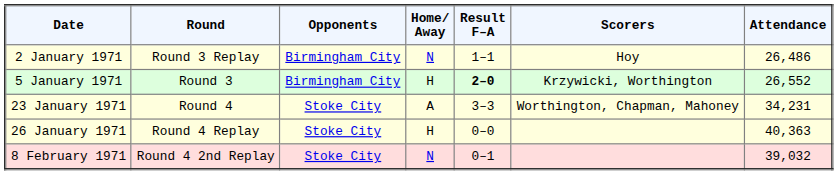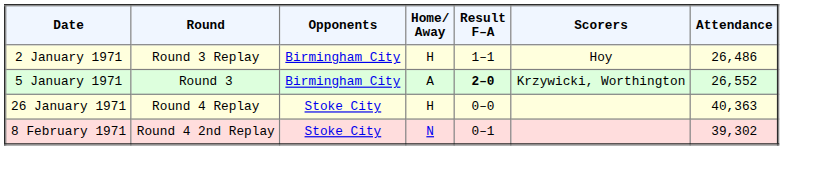(430, 57) N -> (430, 57) H
(430, 82) H -> (430, 82) A
- row: (69, 107)
(788, 156) 39,032 -> (734, 131) 39,302
